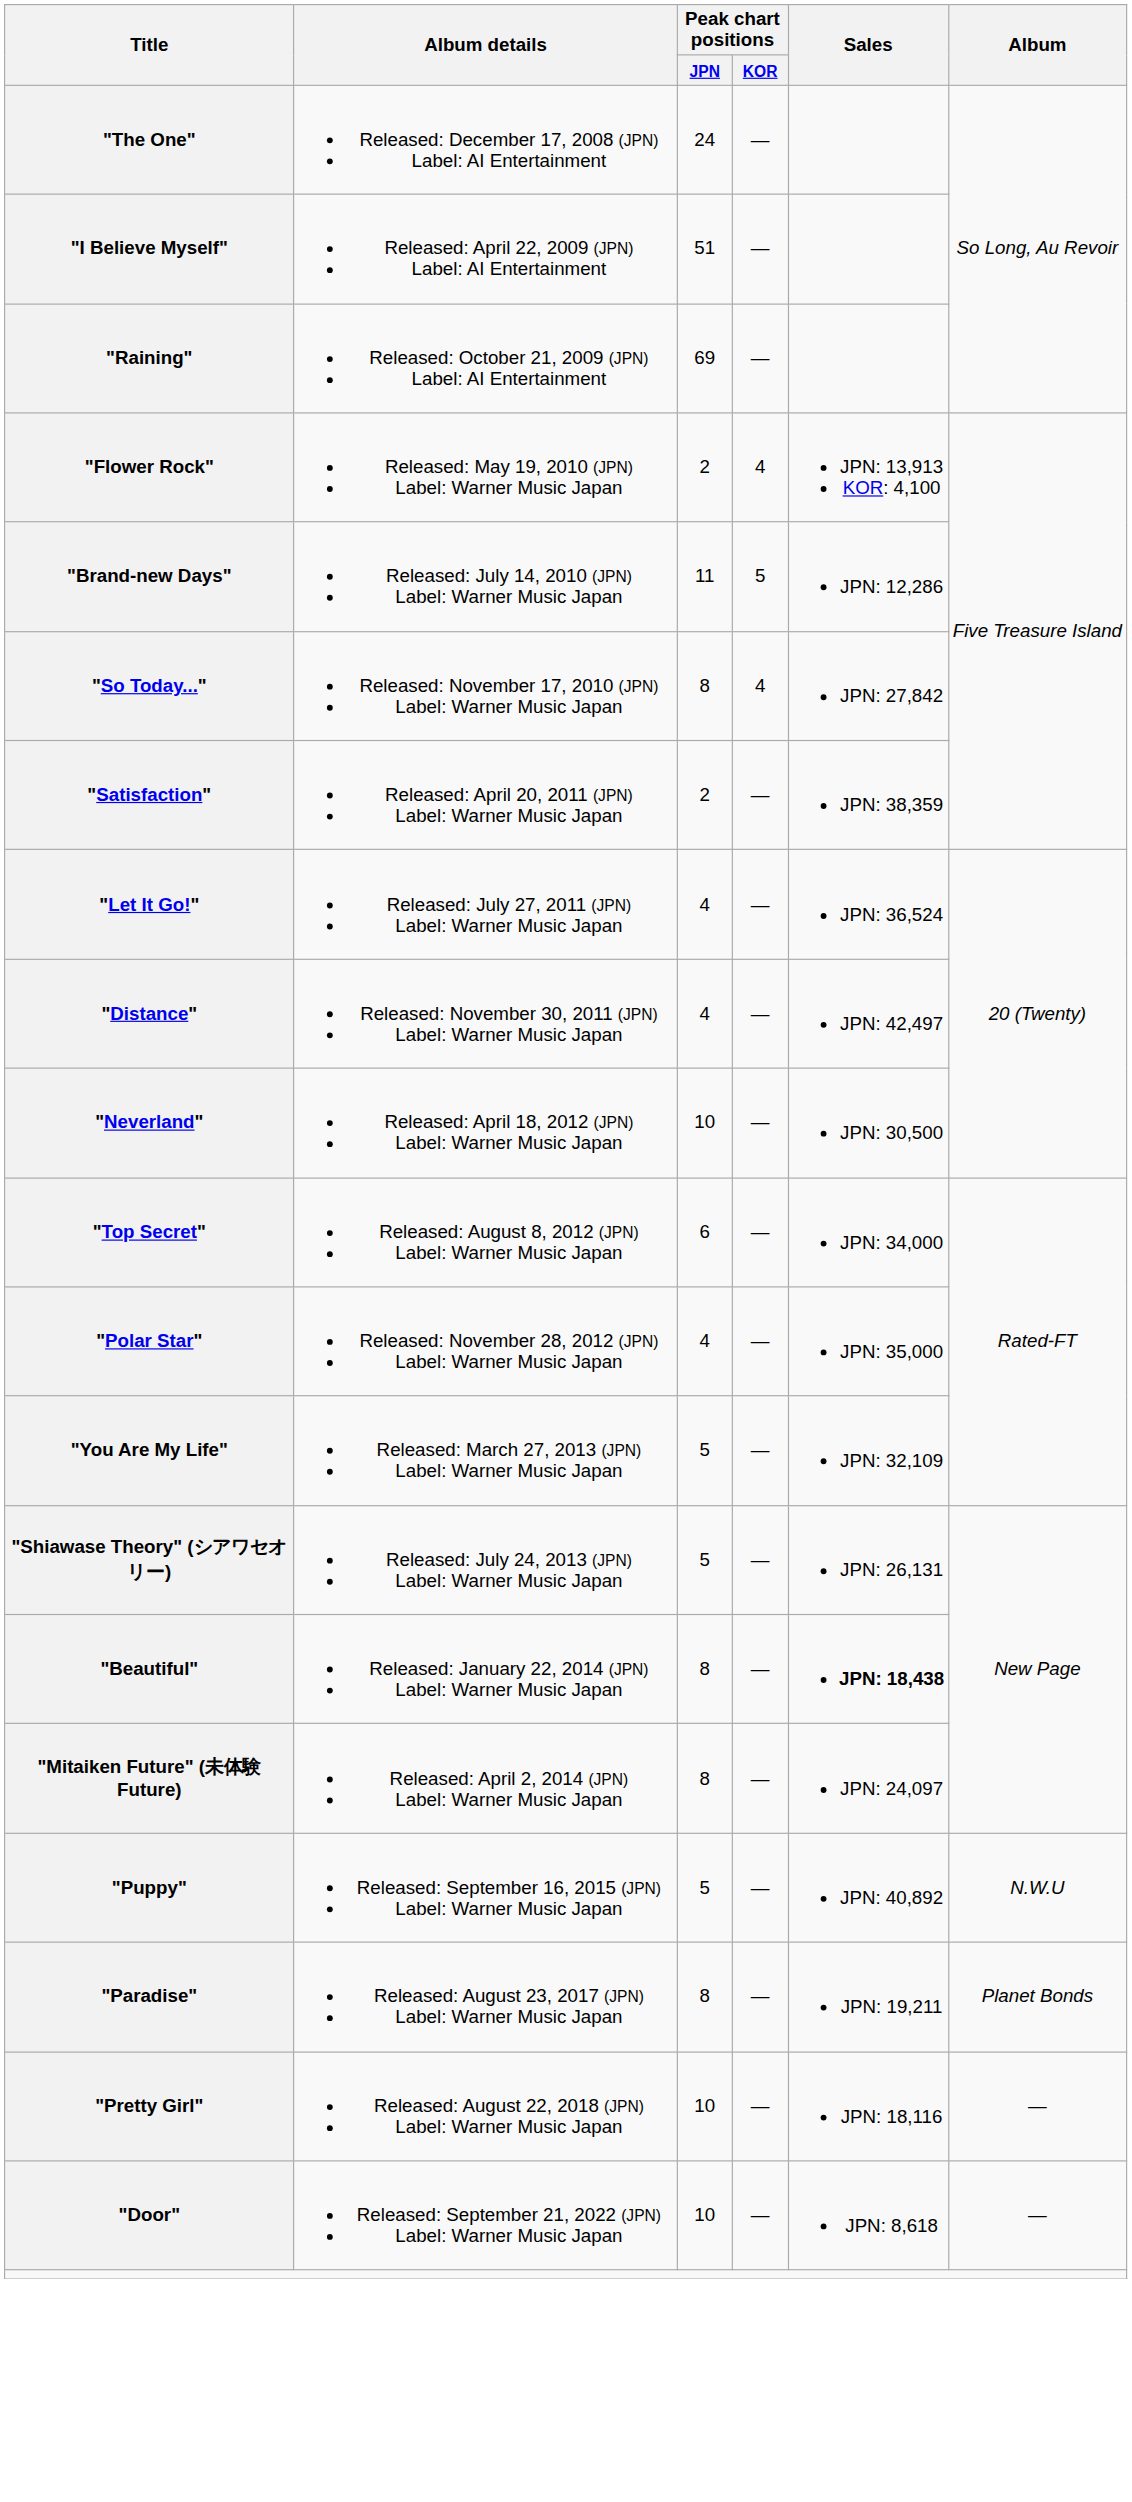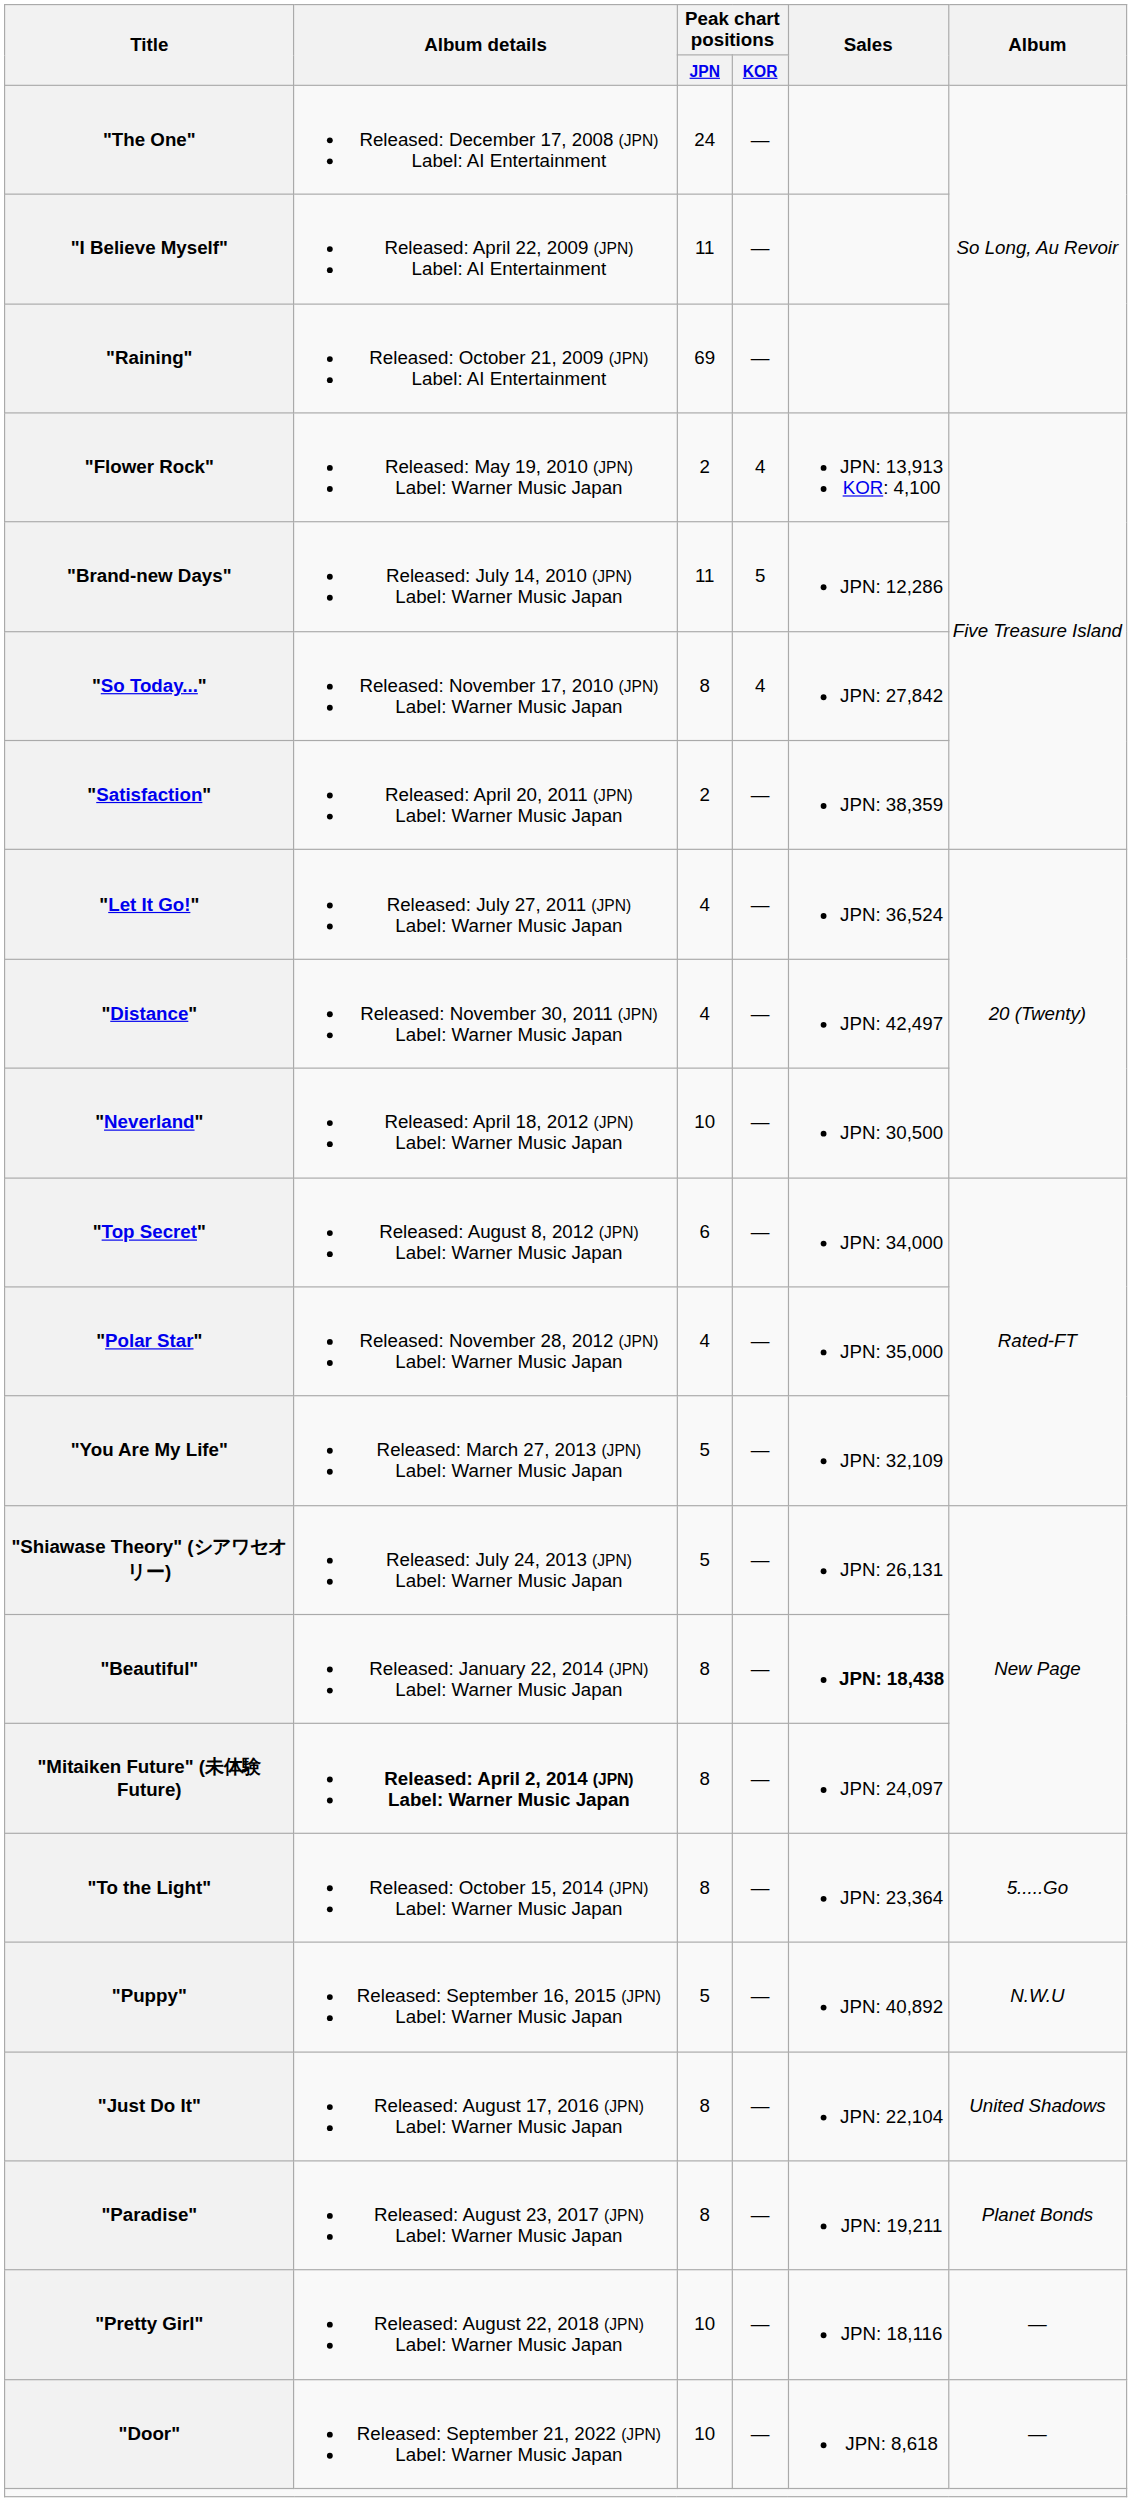(705, 248) 51 -> (705, 248) 11
(486, 1789) normal -> (486, 1789) bold
+ row: (149, 1887)
+ row: (149, 2106)
